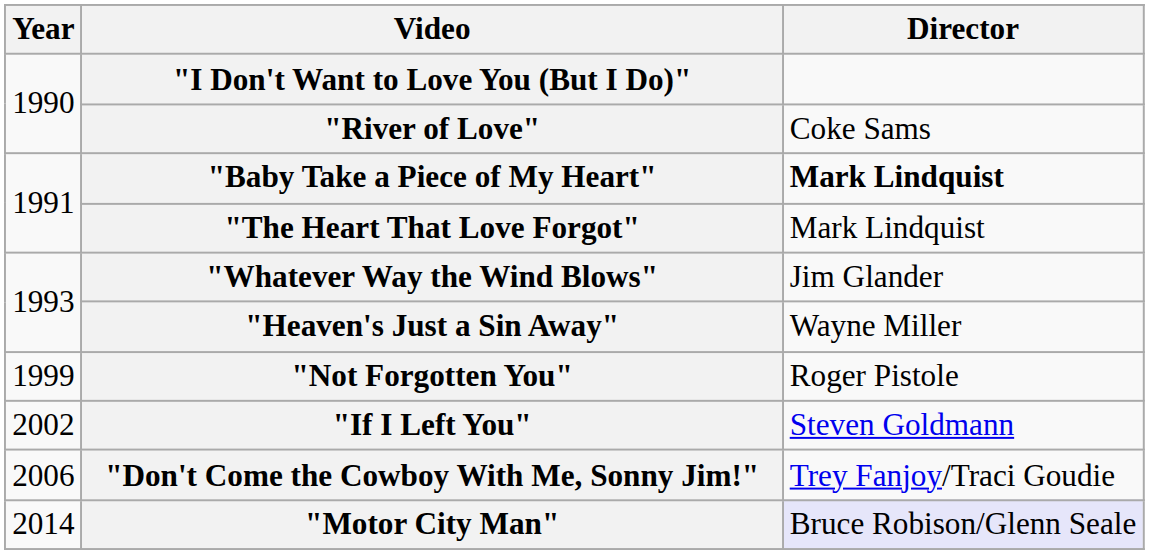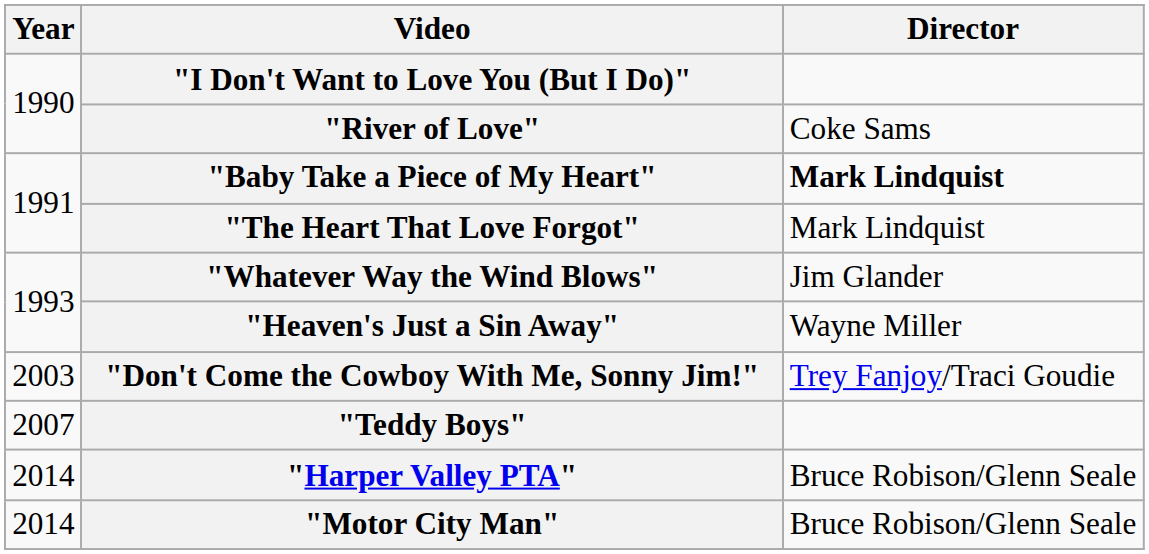- row: (432, 375)
- row: (432, 425)
(43, 474) 2006 -> (43, 375) 2003
+ row: (432, 425)
+ row: (432, 474)
(963, 524) lavender background -> (963, 524) no background
